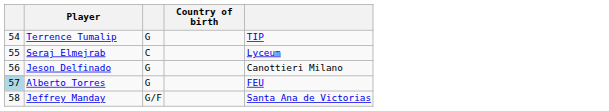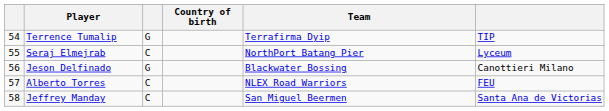+ column: (359, 18)
(14, 84) lightblue background -> (14, 84) no background
(148, 84) G -> (148, 84) C
(153, 99) G/F -> (148, 99) C
